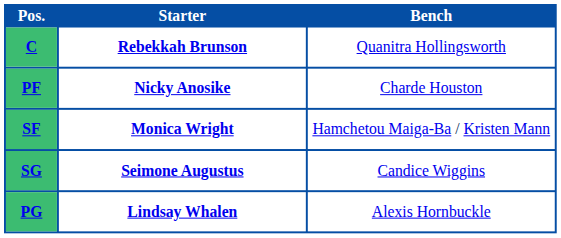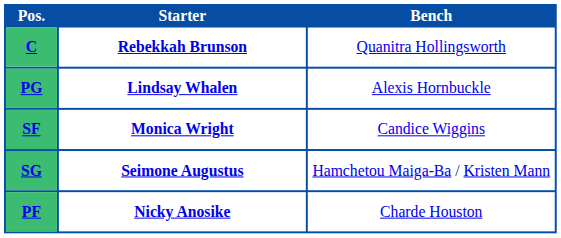rows swapped: (31, 88) <-> (31, 211)
(431, 129) Hamchetou Maiga-Ba / Kristen Mann -> (431, 129) Candice Wiggins
(431, 170) Candice Wiggins -> (431, 170) Hamchetou Maiga-Ba / Kristen Mann
